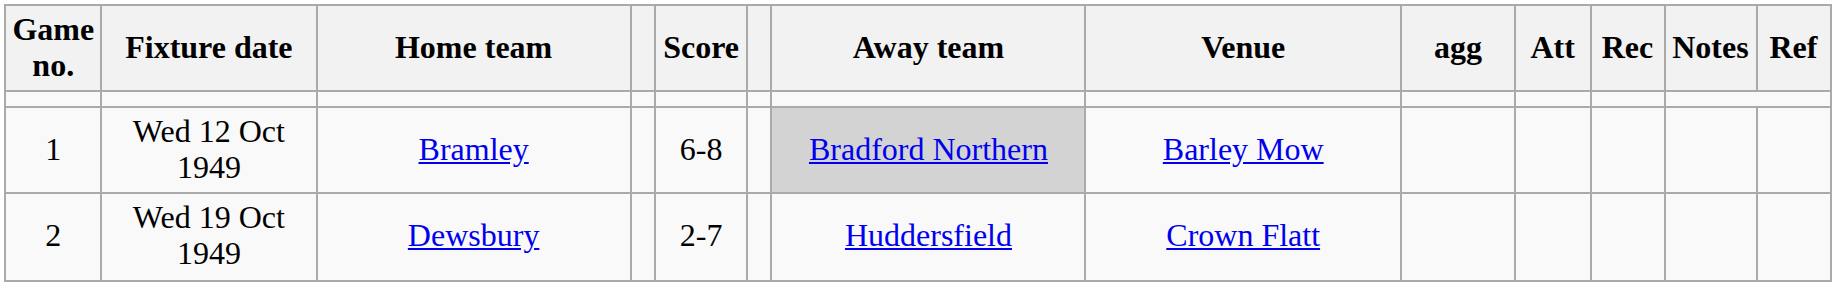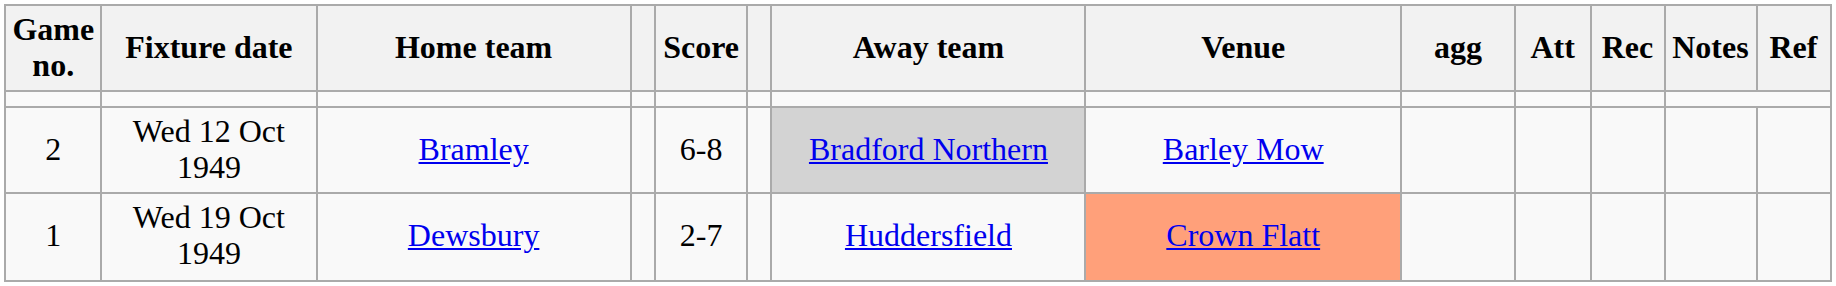(53, 149) 1 -> (53, 149) 2
(53, 236) 2 -> (53, 236) 1
(1243, 236) no background -> (1243, 236) lightsalmon background
